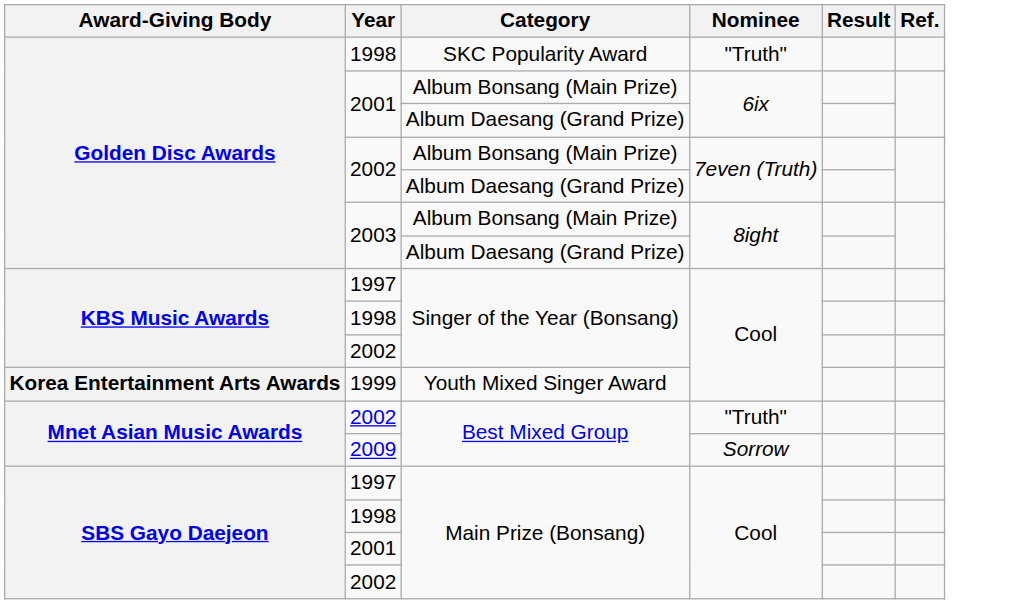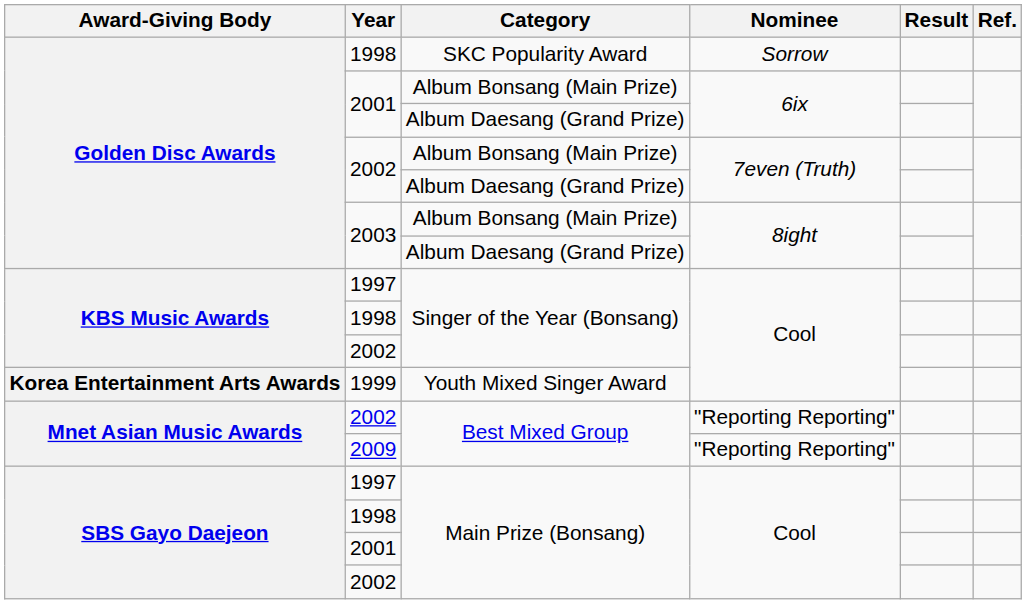(756, 53) "Truth" -> (795, 53) Sorrow
(756, 416) "Truth" -> (795, 416) "Reporting Reporting"
(756, 449) Sorrow -> (795, 449) "Reporting Reporting"
